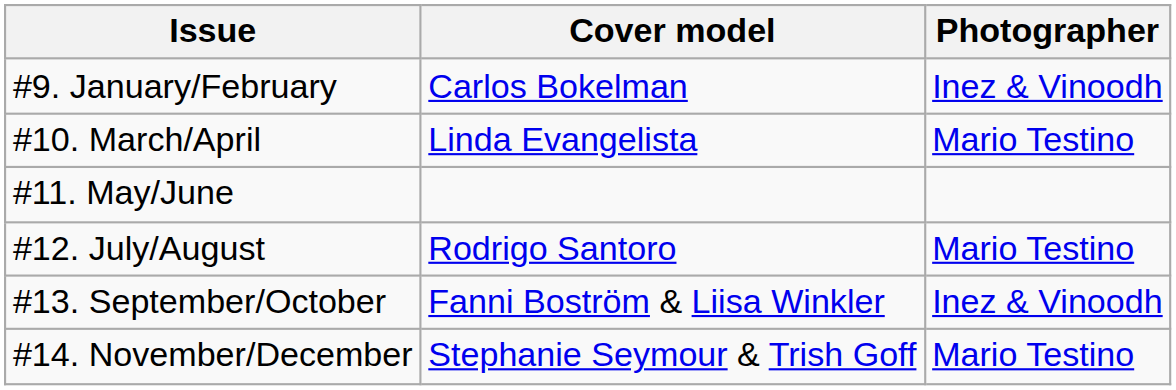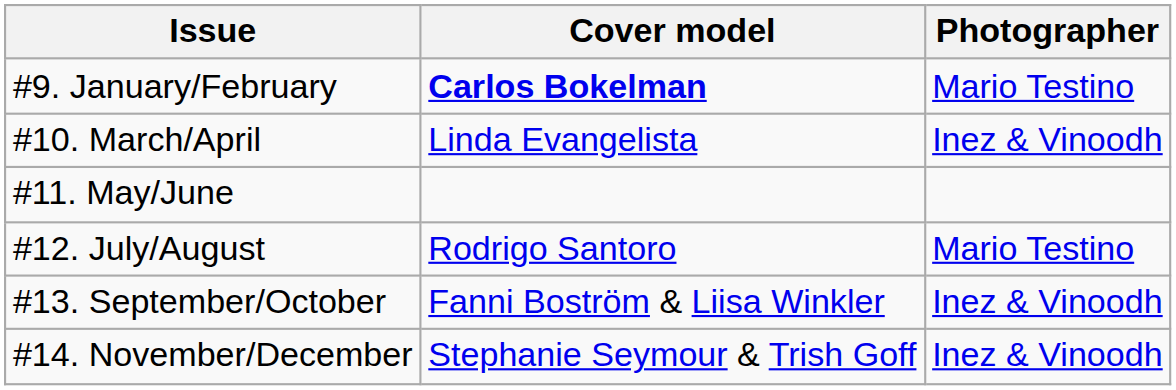(558, 85) normal -> (568, 85) bold
(1047, 85) Inez & Vinoodh -> (1033, 85) Mario Testino
(1033, 139) Mario Testino -> (1047, 139) Inez & Vinoodh
(1033, 355) Mario Testino -> (1047, 355) Inez & Vinoodh
